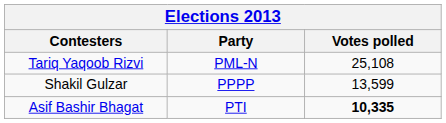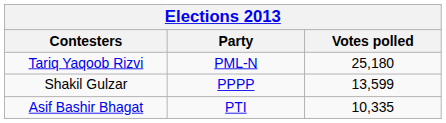(373, 63) 25,108 -> (373, 63) 25,180
(373, 107) bold -> (373, 107) normal
